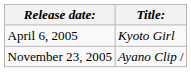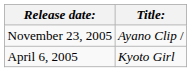rows swapped: (43, 35) <-> (60, 56)
